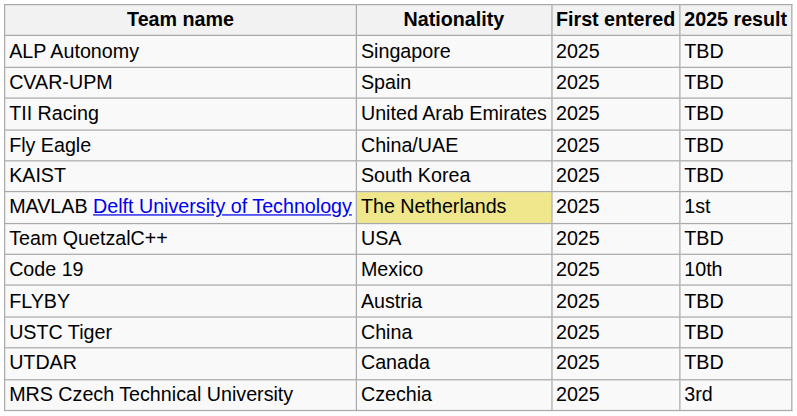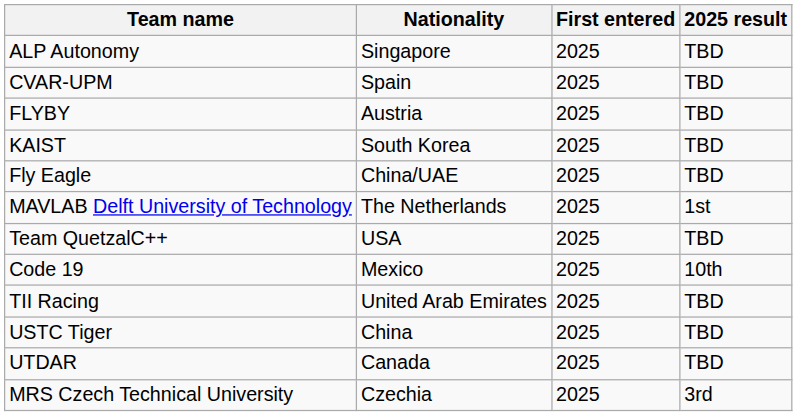rows swapped: (40, 301) <-> (54, 113)
rows swapped: (50, 144) <-> (38, 176)
(434, 207) khaki background -> (434, 207) no background
